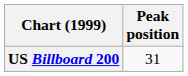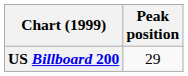(153, 58) 31 -> (153, 58) 29
